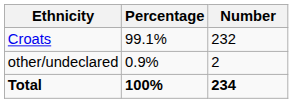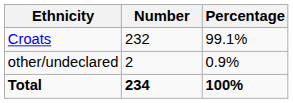columns swapped: (248, 16) <-> (165, 16)
